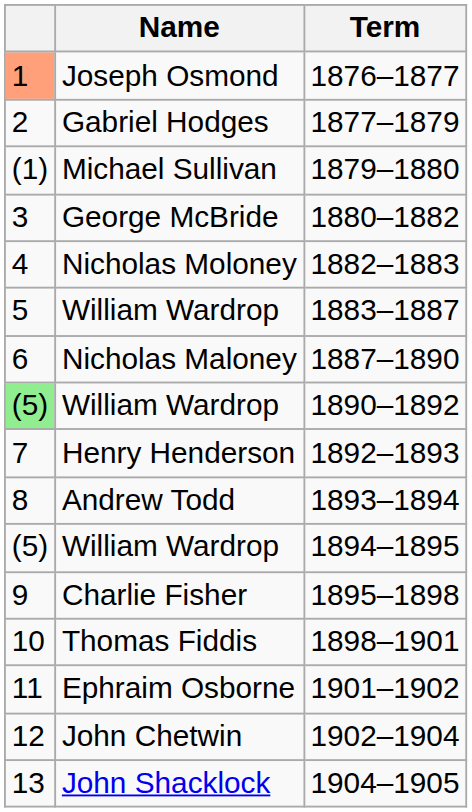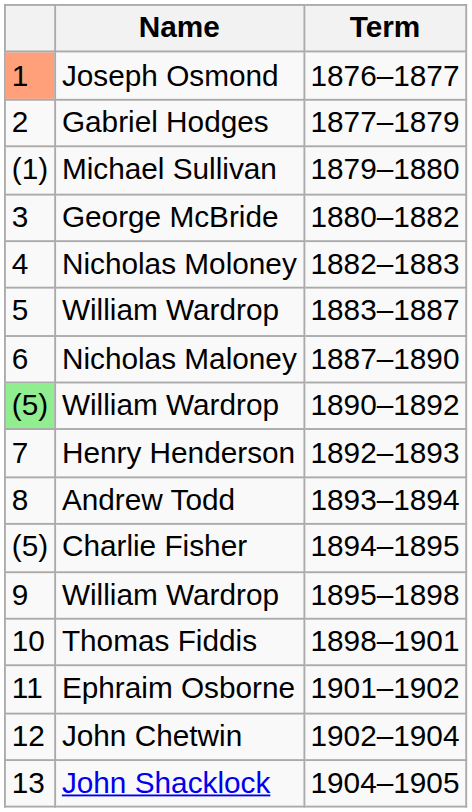(170, 547) William Wardrop -> (155, 547) Charlie Fisher
(155, 594) Charlie Fisher -> (170, 594) William Wardrop
